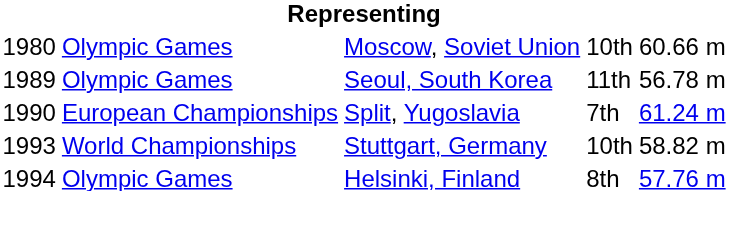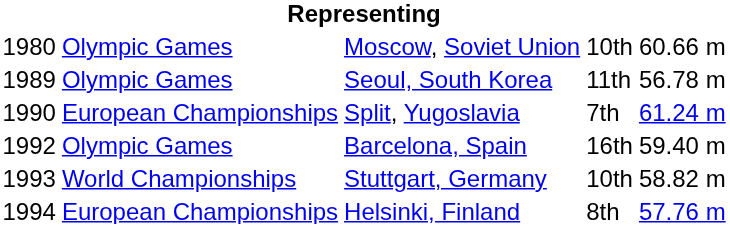+ row: (435, 145)
(147, 178) Olympic Games -> (200, 211) European Championships
